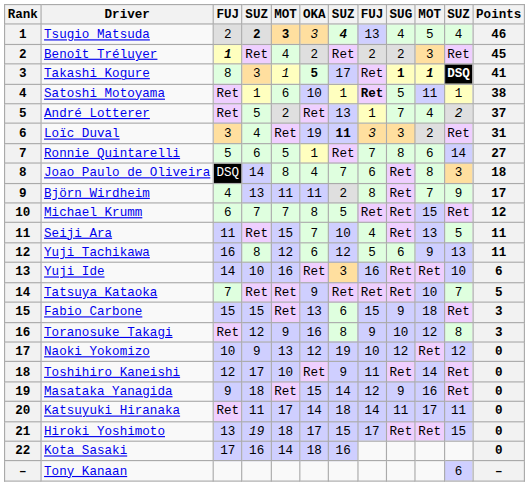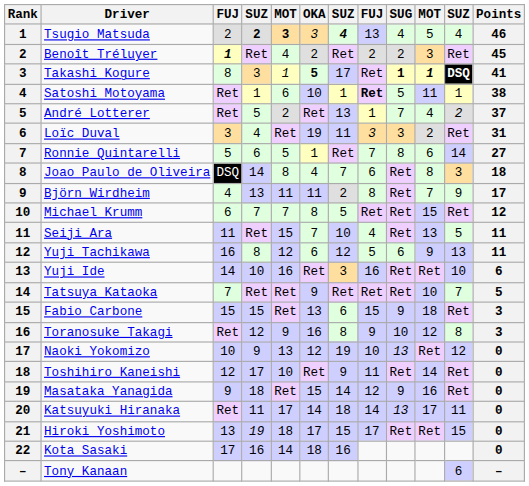(343, 134) bold -> (343, 134) normal
(401, 352) 12 -> (401, 352) 13
(401, 411) 11 -> (401, 411) 13
